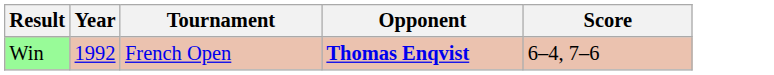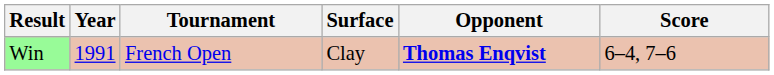+ column: (360, 20)
(95, 53) 1992 -> (95, 53) 1991
